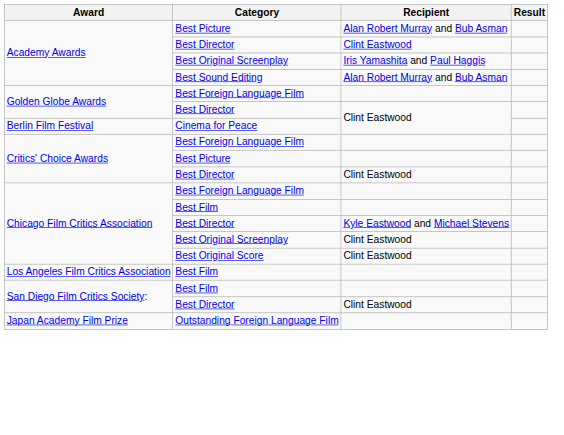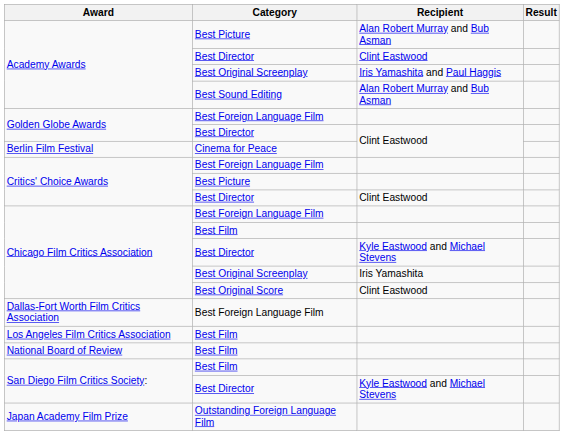(378, 239) Clint Eastwood -> (391, 274) Iris Yamashita
+ row: (73, 312)
+ row: (64, 351)
(378, 304) Clint Eastwood -> (422, 389) Kyle Eastwood and Michael Stevens
